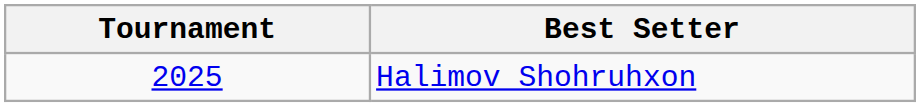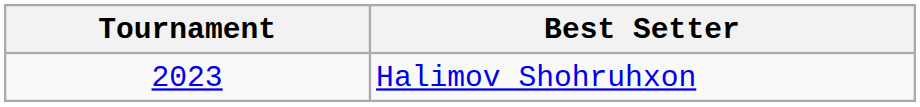(187, 78) 2025 -> (187, 78) 2023
